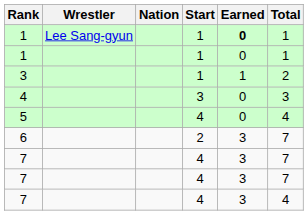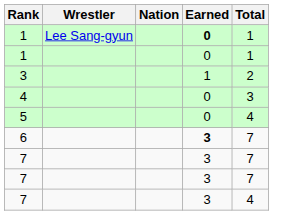- column: (200, 14)
(243, 138) normal -> (207, 138) bold
